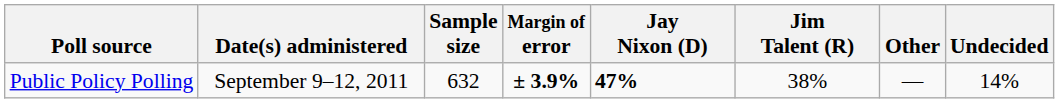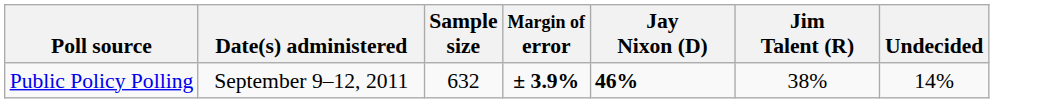- column: (912, 45)
(617, 80) 47% -> (617, 80) 46%
